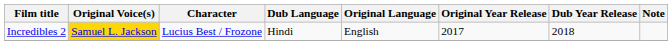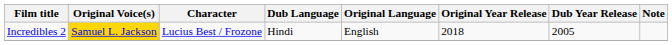(453, 31) 2017 -> (453, 31) 2018
(563, 31) 2018 -> (563, 31) 2005
